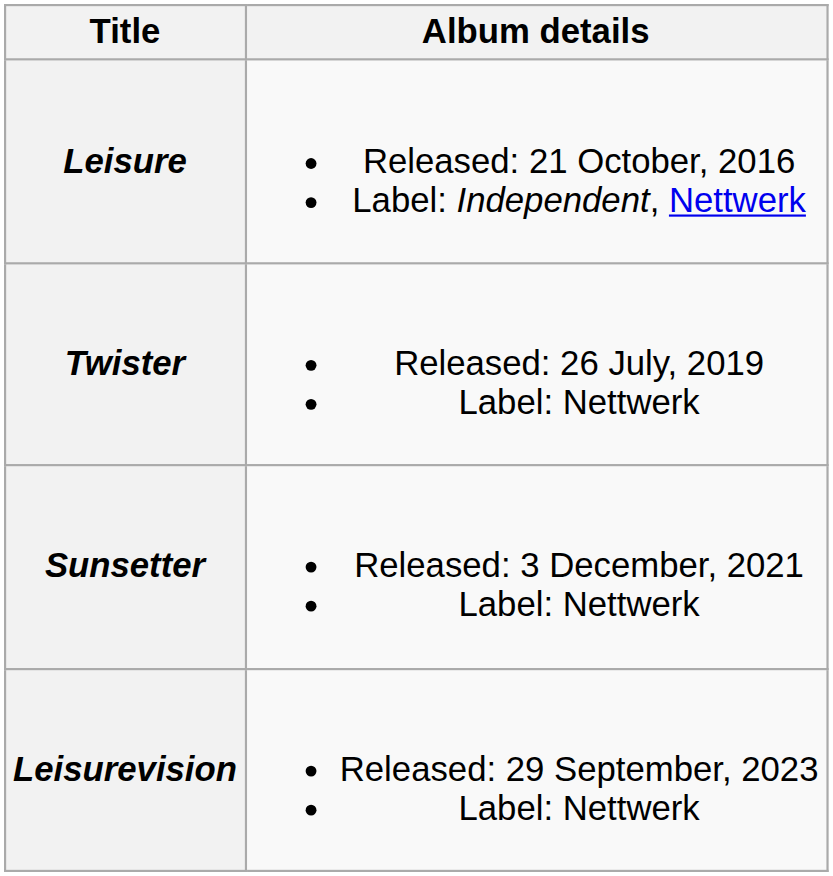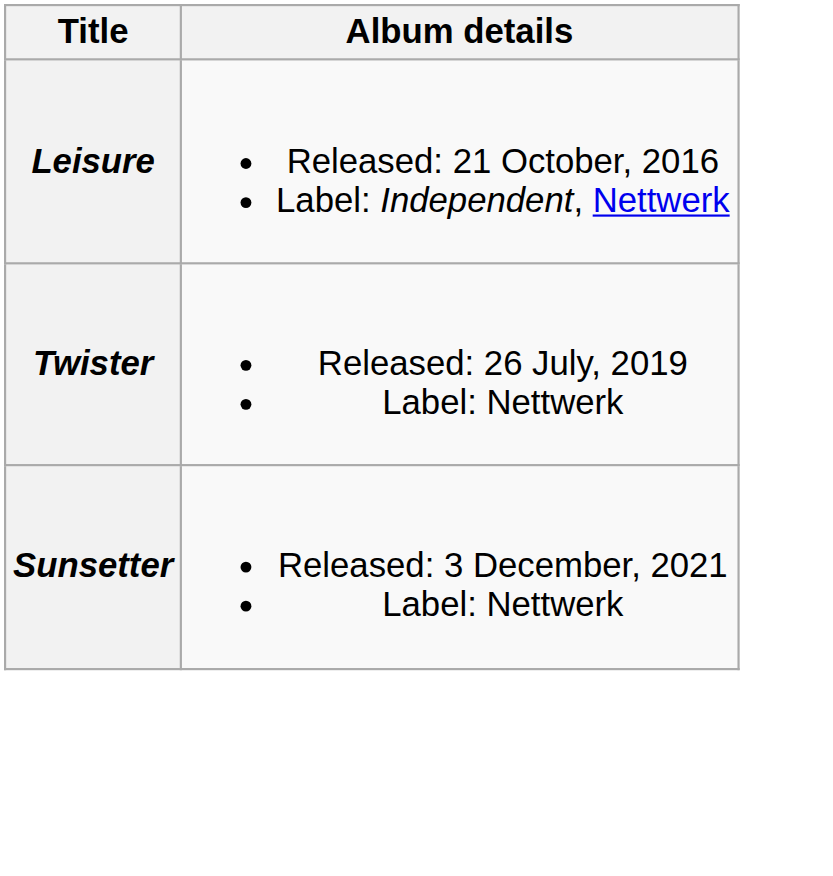- row: (125, 768)
